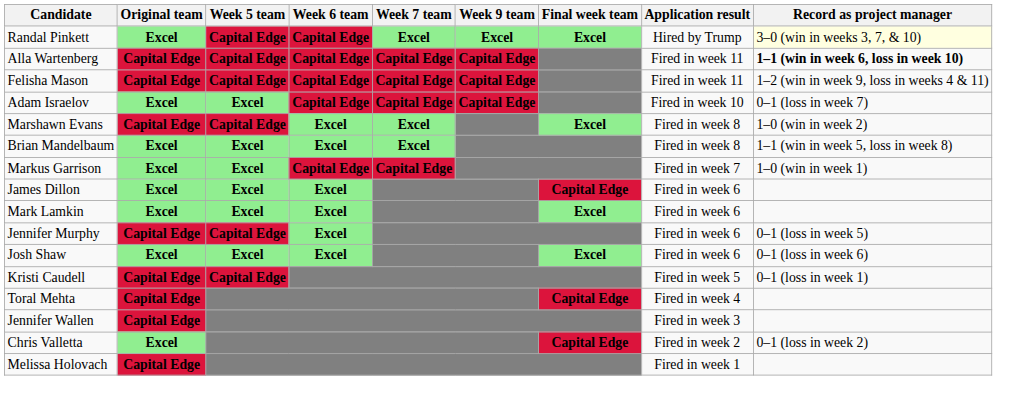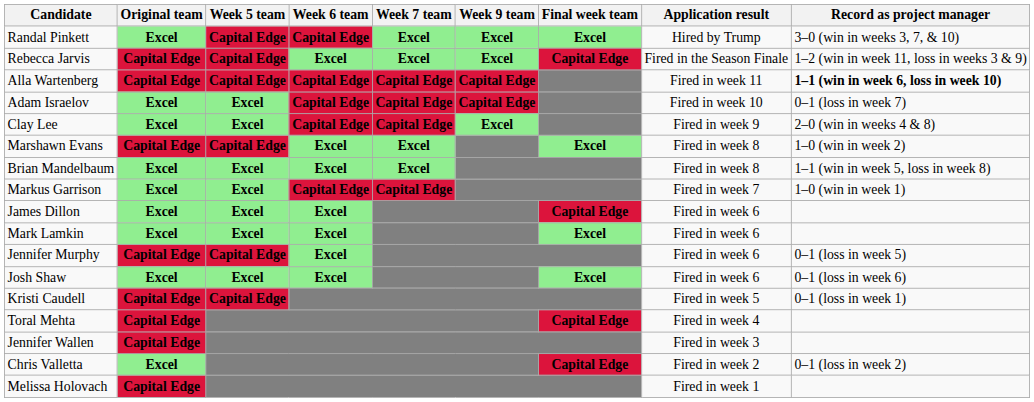(839, 37) lightyellow background -> (877, 37) no background
+ row: (49, 59)
- row: (48, 80)
+ row: (33, 124)
